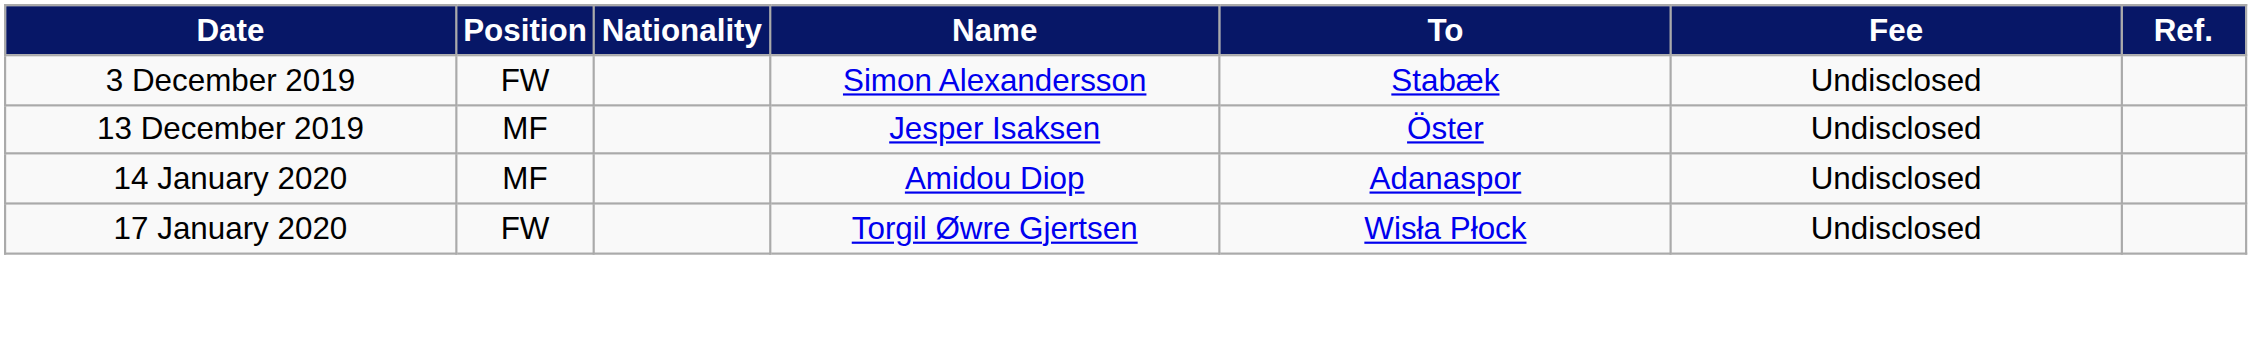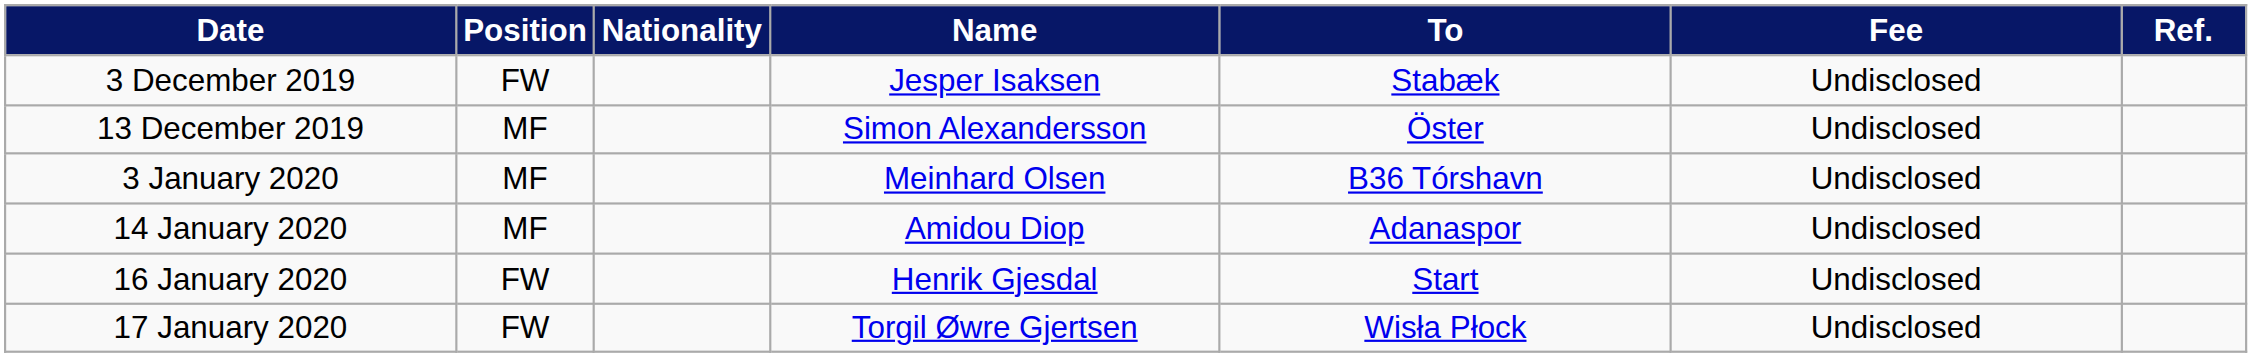(995, 80) Simon Alexandersson -> (995, 80) Jesper Isaksen
(995, 129) Jesper Isaksen -> (995, 129) Simon Alexandersson
+ row: (230, 179)
+ row: (230, 278)
